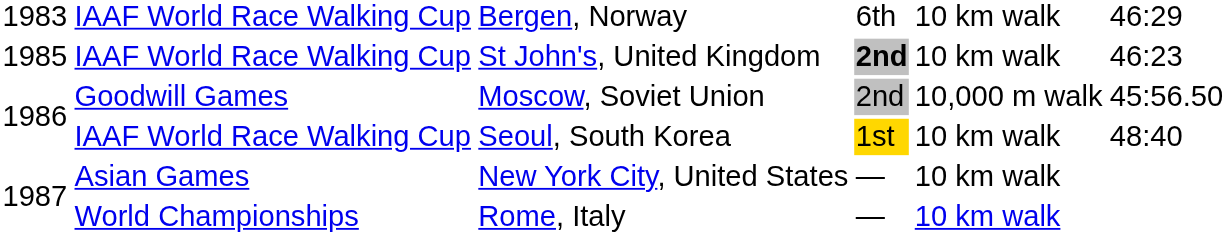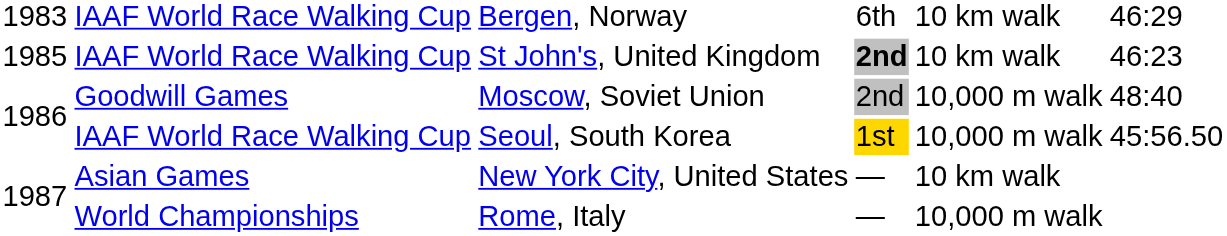(1166, 96) 45:56.50 -> (1146, 96) 48:40
(988, 136) 10 km walk -> (1009, 136) 10,000 m walk
(1146, 136) 48:40 -> (1166, 136) 45:56.50
(988, 216) 10 km walk -> (1009, 216) 10,000 m walk
